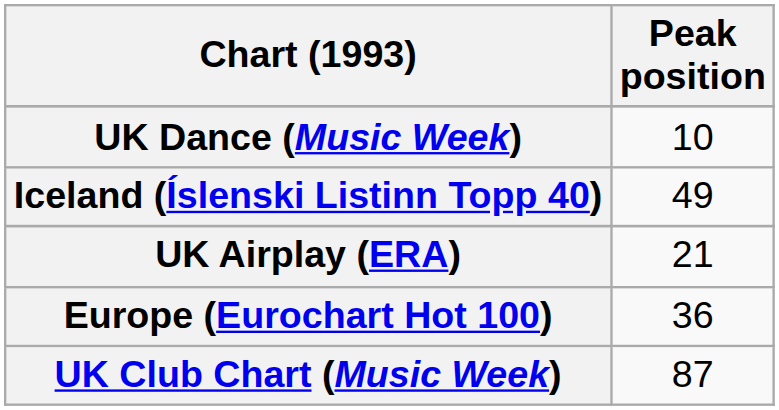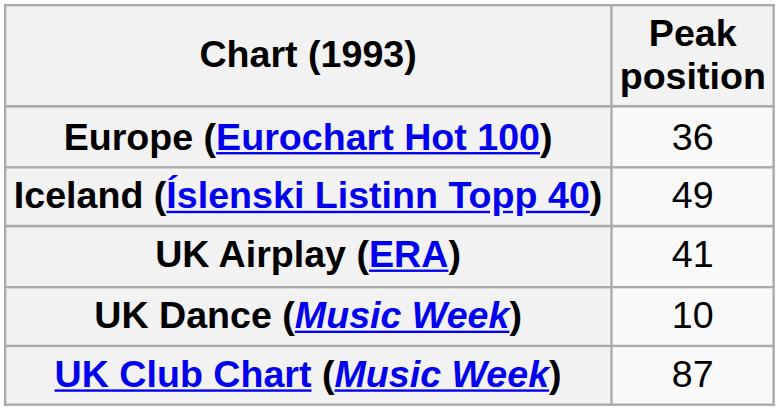rows swapped: (308, 315) <-> (308, 136)
(693, 255) 21 -> (693, 255) 41
